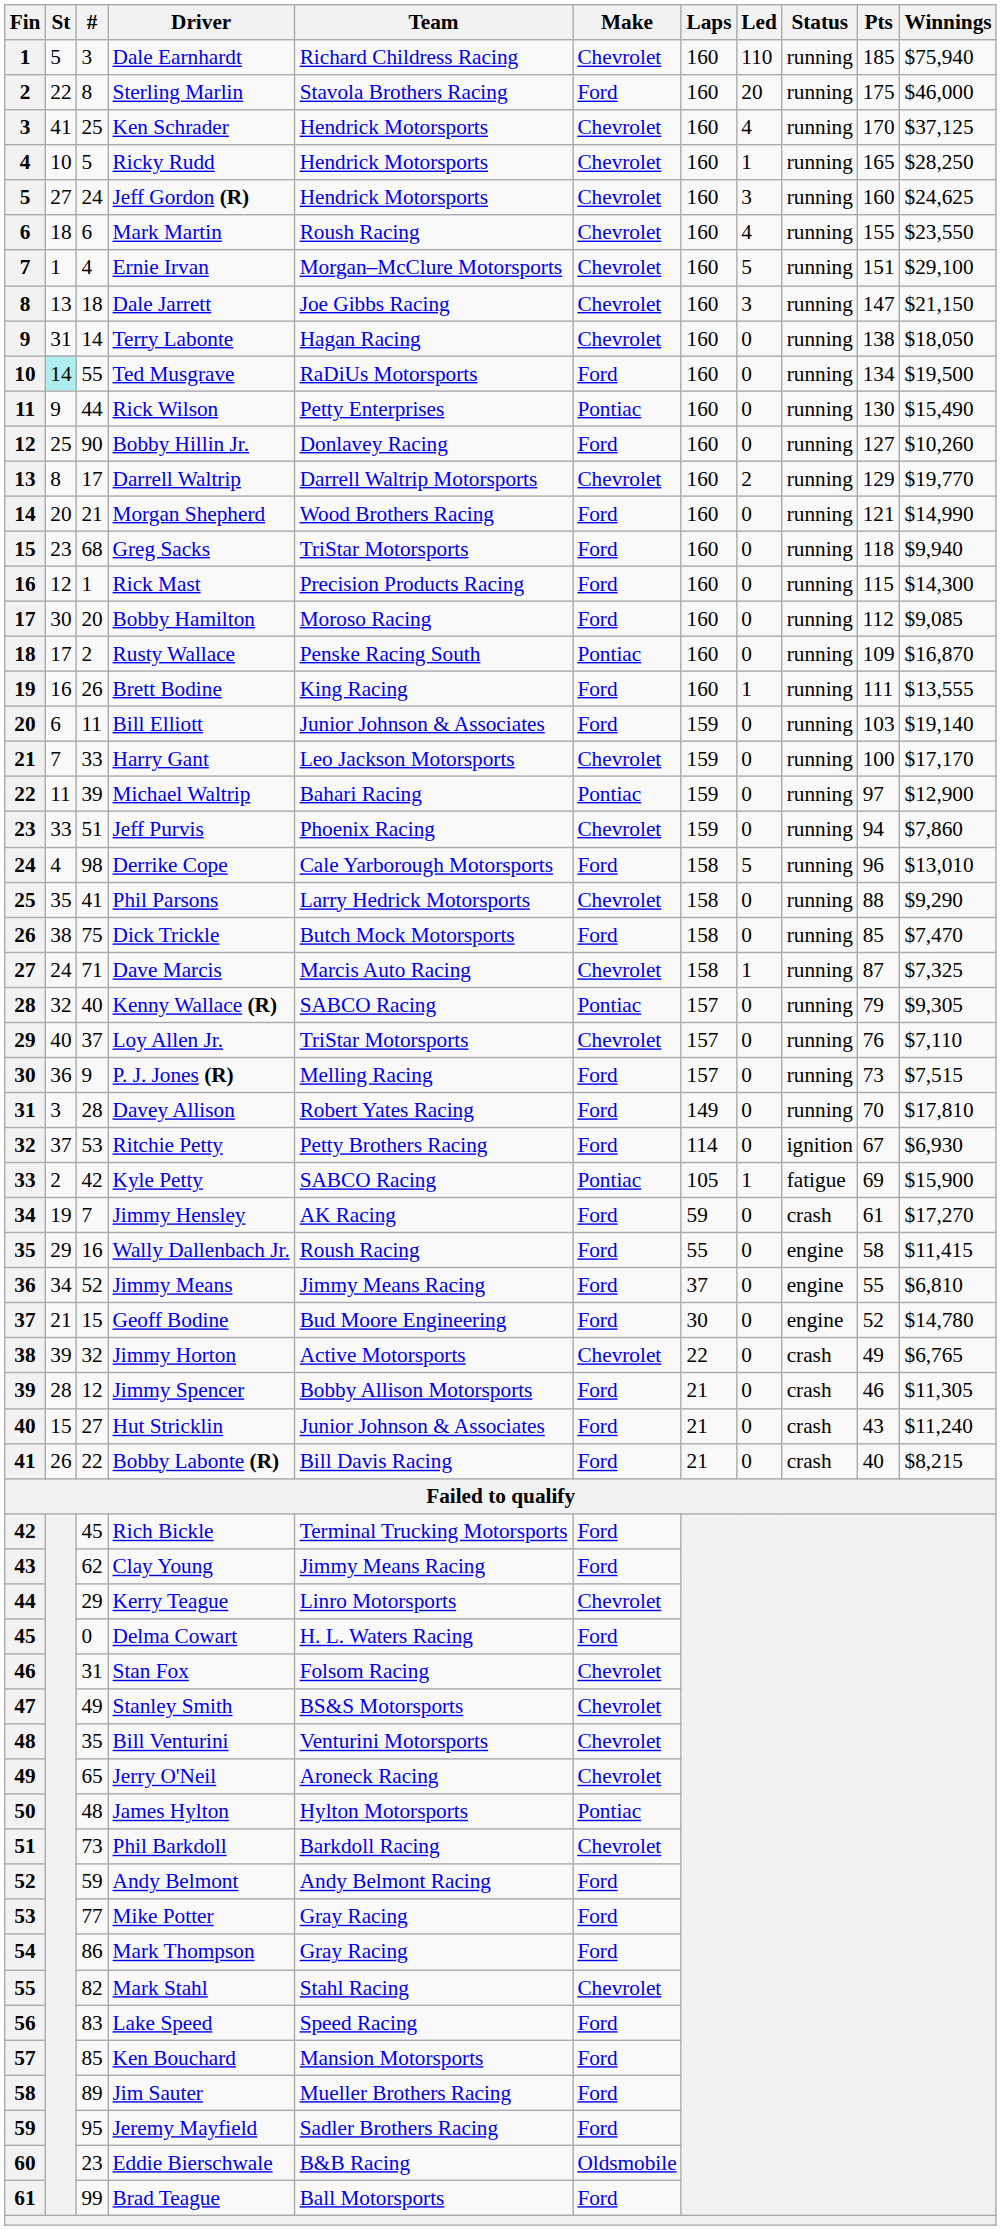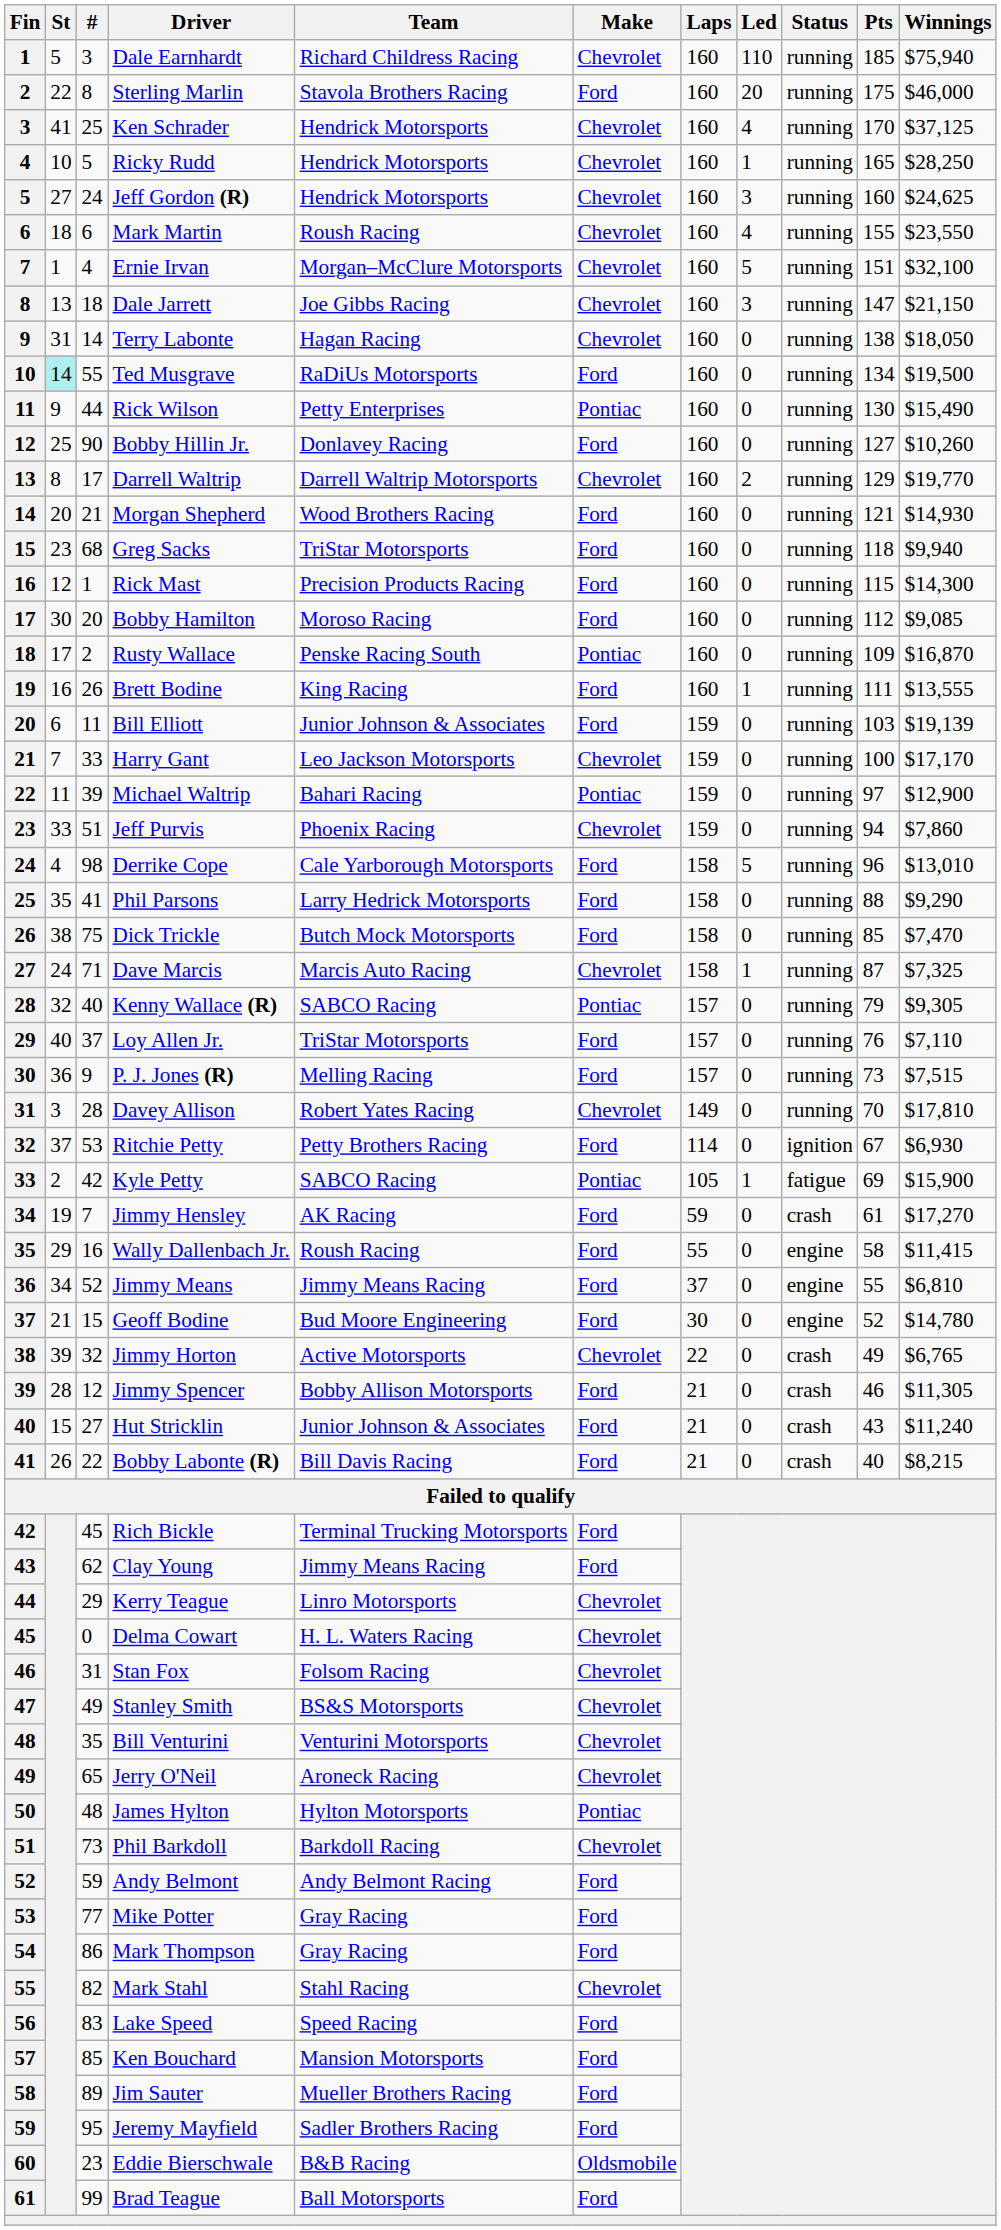(939, 267) $29,100 -> (939, 267) $32,100
(939, 513) $14,990 -> (939, 513) $14,930
(939, 723) $19,140 -> (939, 723) $19,139
(619, 899) Chevrolet -> (597, 899) Ford
(619, 1039) Chevrolet -> (597, 1039) Ford
(597, 1109) Ford -> (619, 1109) Chevrolet
(597, 1636) Ford -> (619, 1636) Chevrolet
